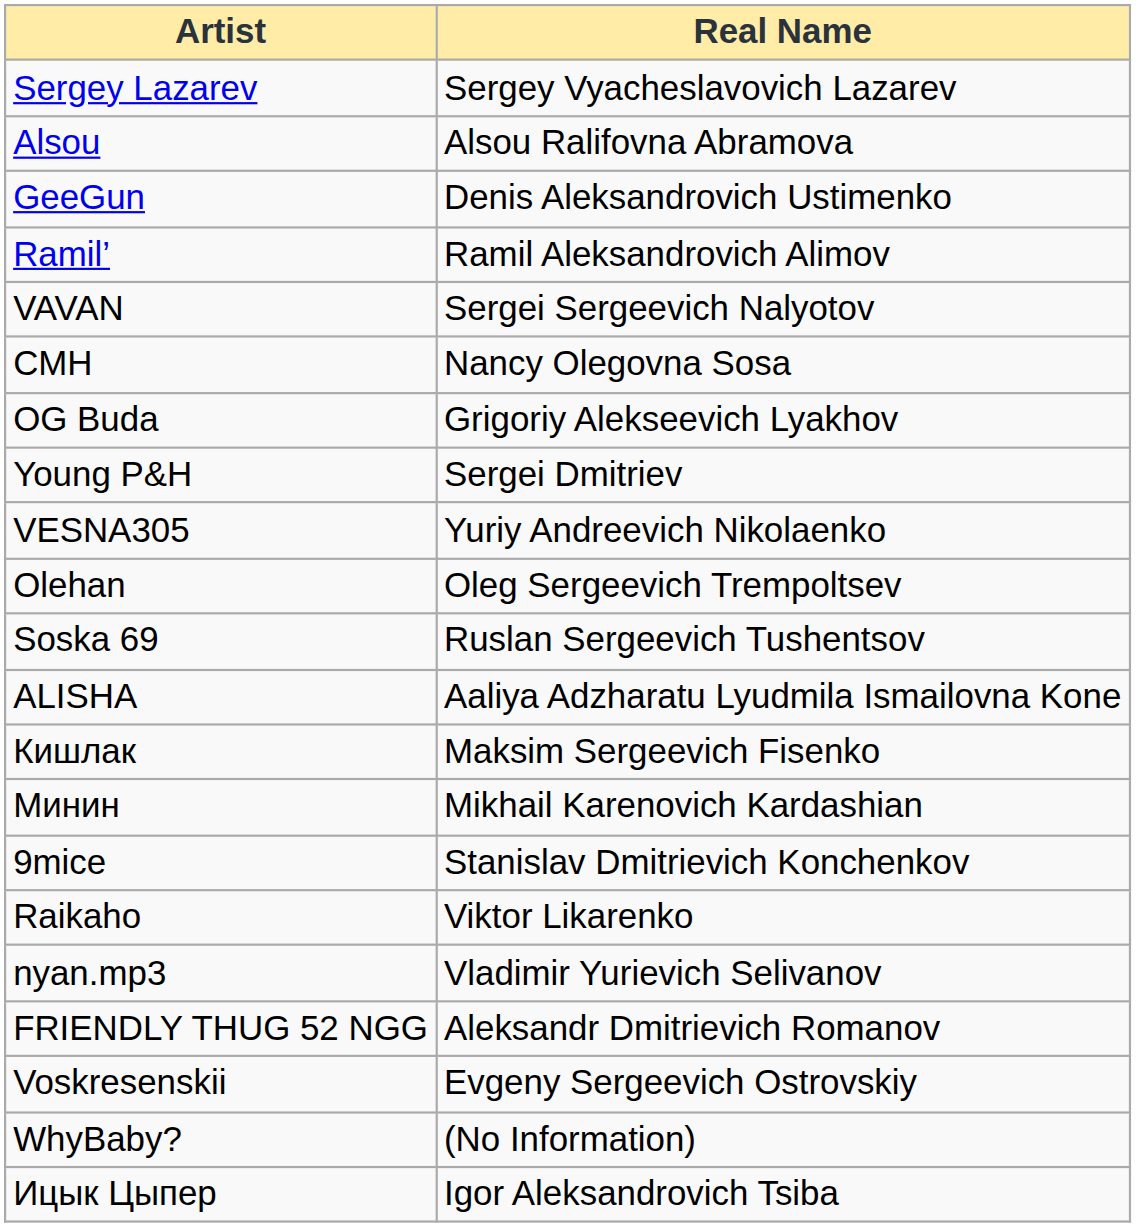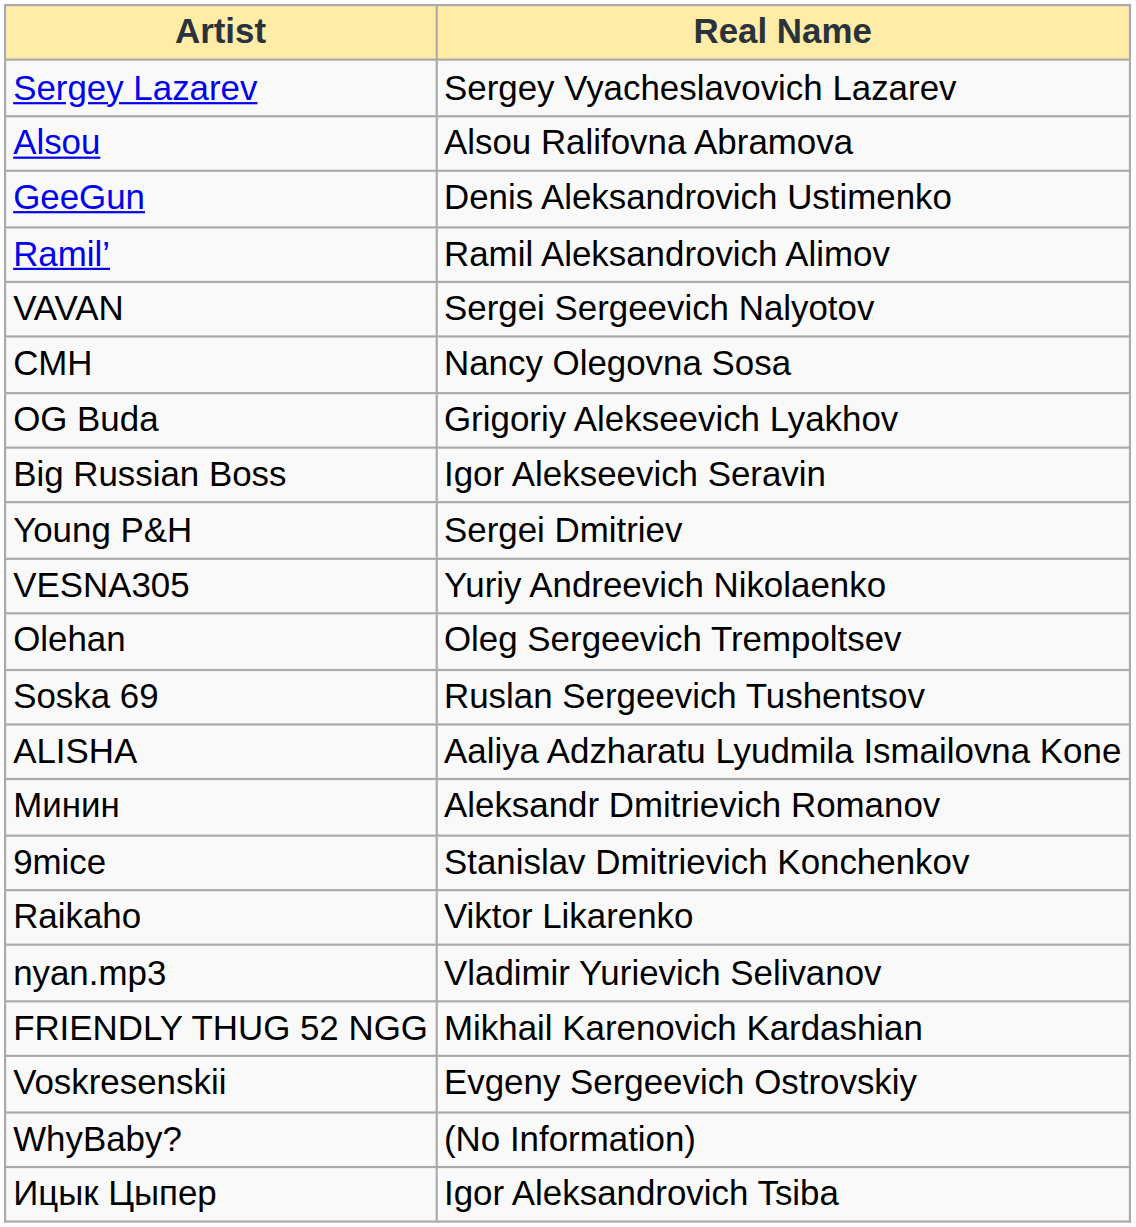+ row: (150, 474)
- row: (75, 751)
(683, 806) Mikhail Karenovich Kardashian -> (692, 806) Aleksandr Dmitrievich Romanov
(692, 1027) Aleksandr Dmitrievich Romanov -> (683, 1027) Mikhail Karenovich Kardashian
